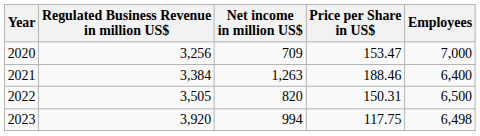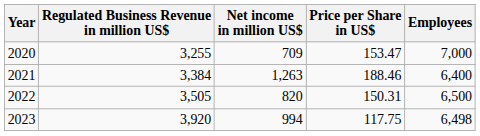(196, 53) 3,256 -> (196, 53) 3,255
